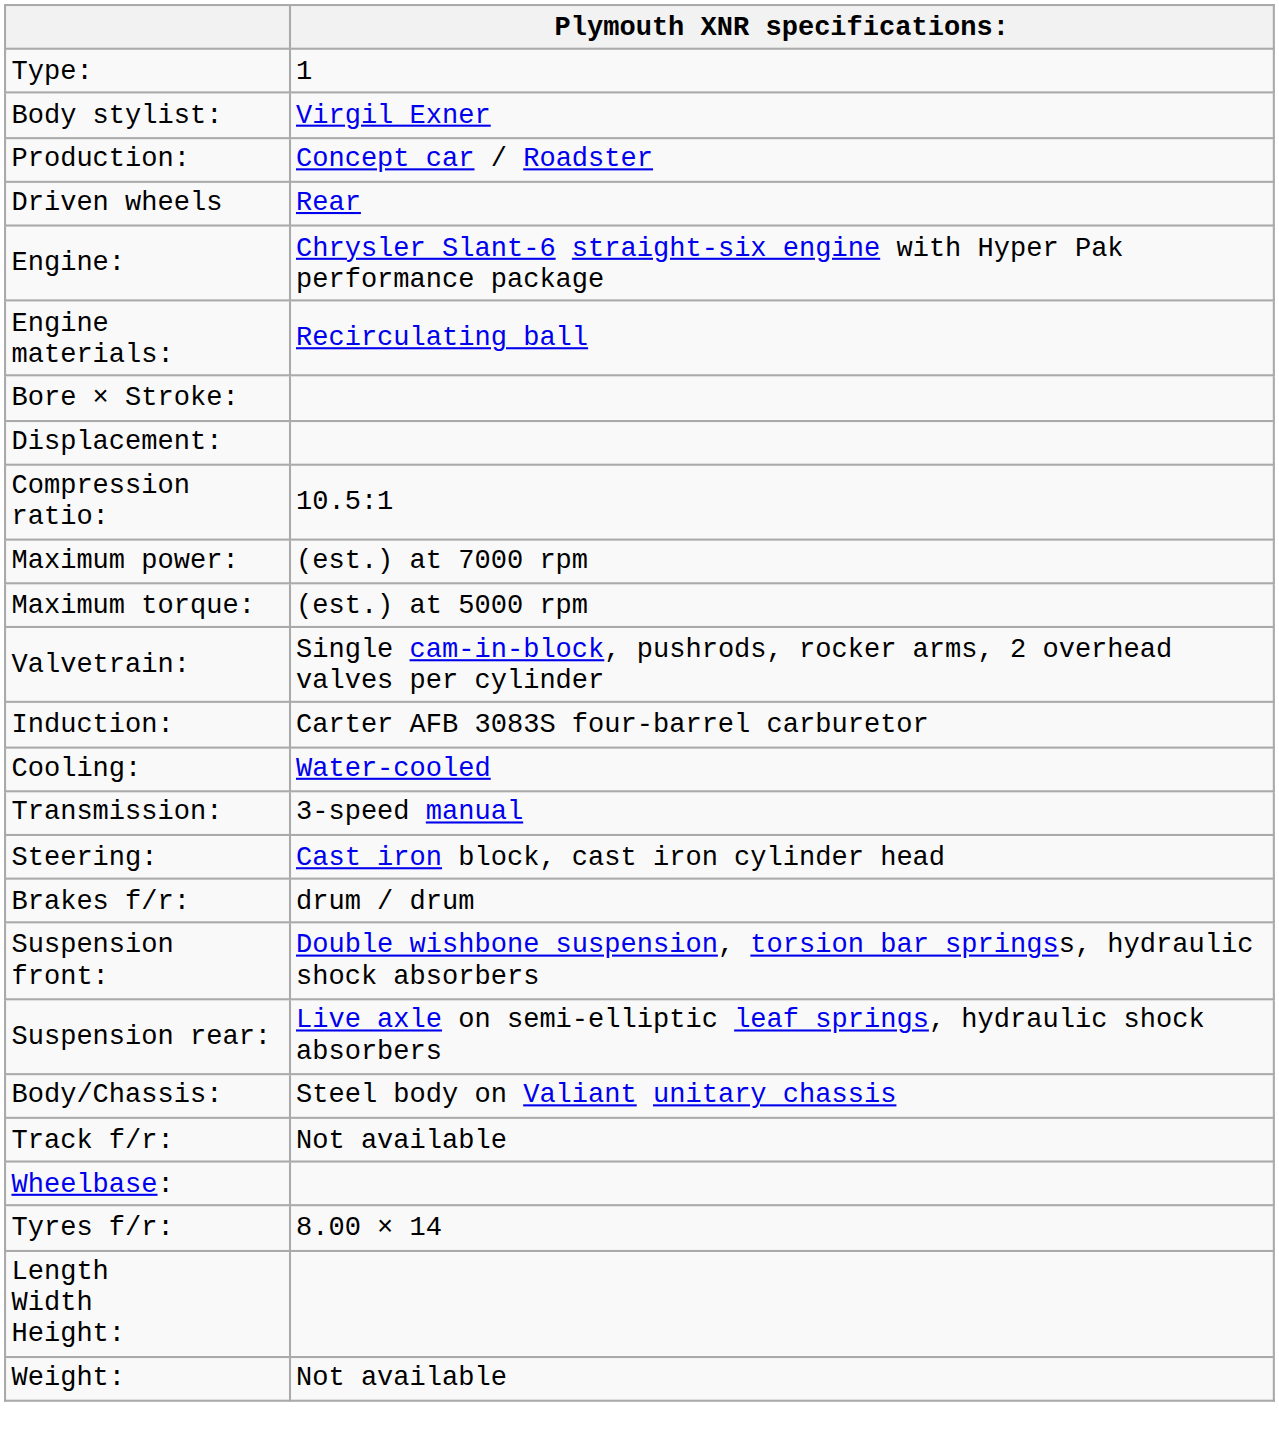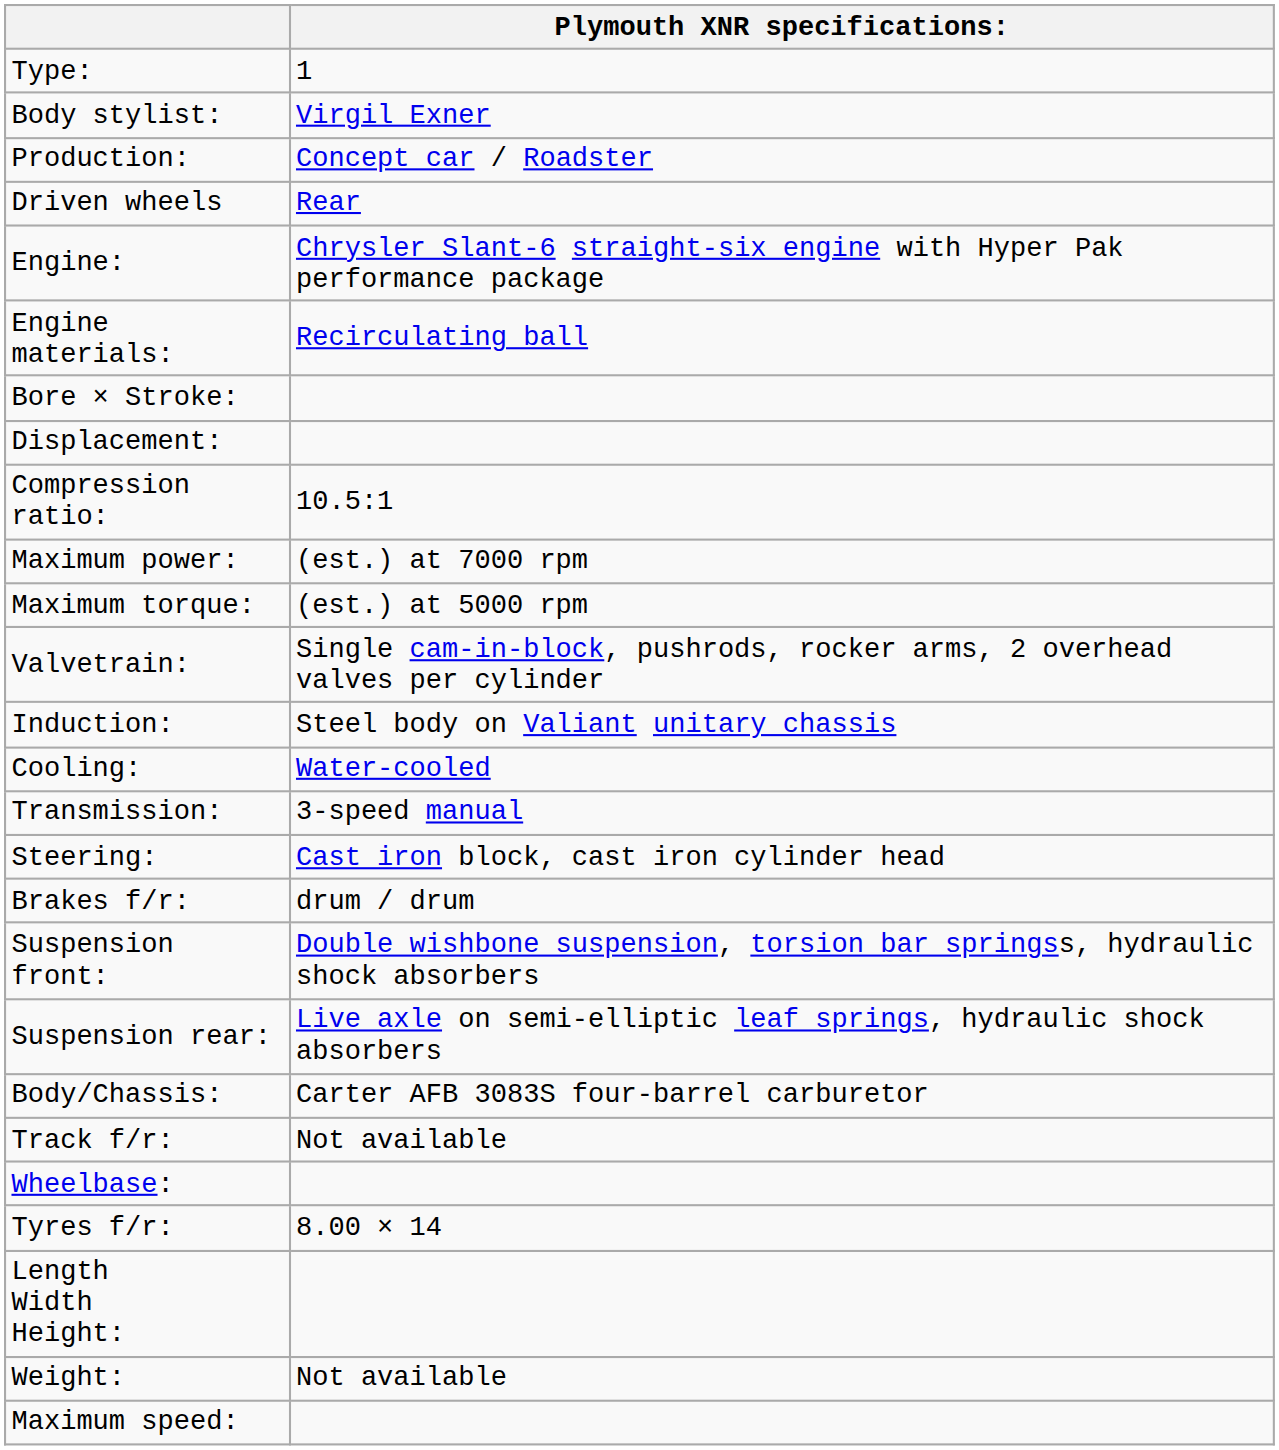(612, 725) Carter AFB 3083S four-barrel carburetor -> (596, 725) Steel body on Valiant unitary chassis
(596, 1096) Steel body on Valiant unitary chassis -> (612, 1096) Carter AFB 3083S four-barrel carburetor
+ row: (125, 1422)
